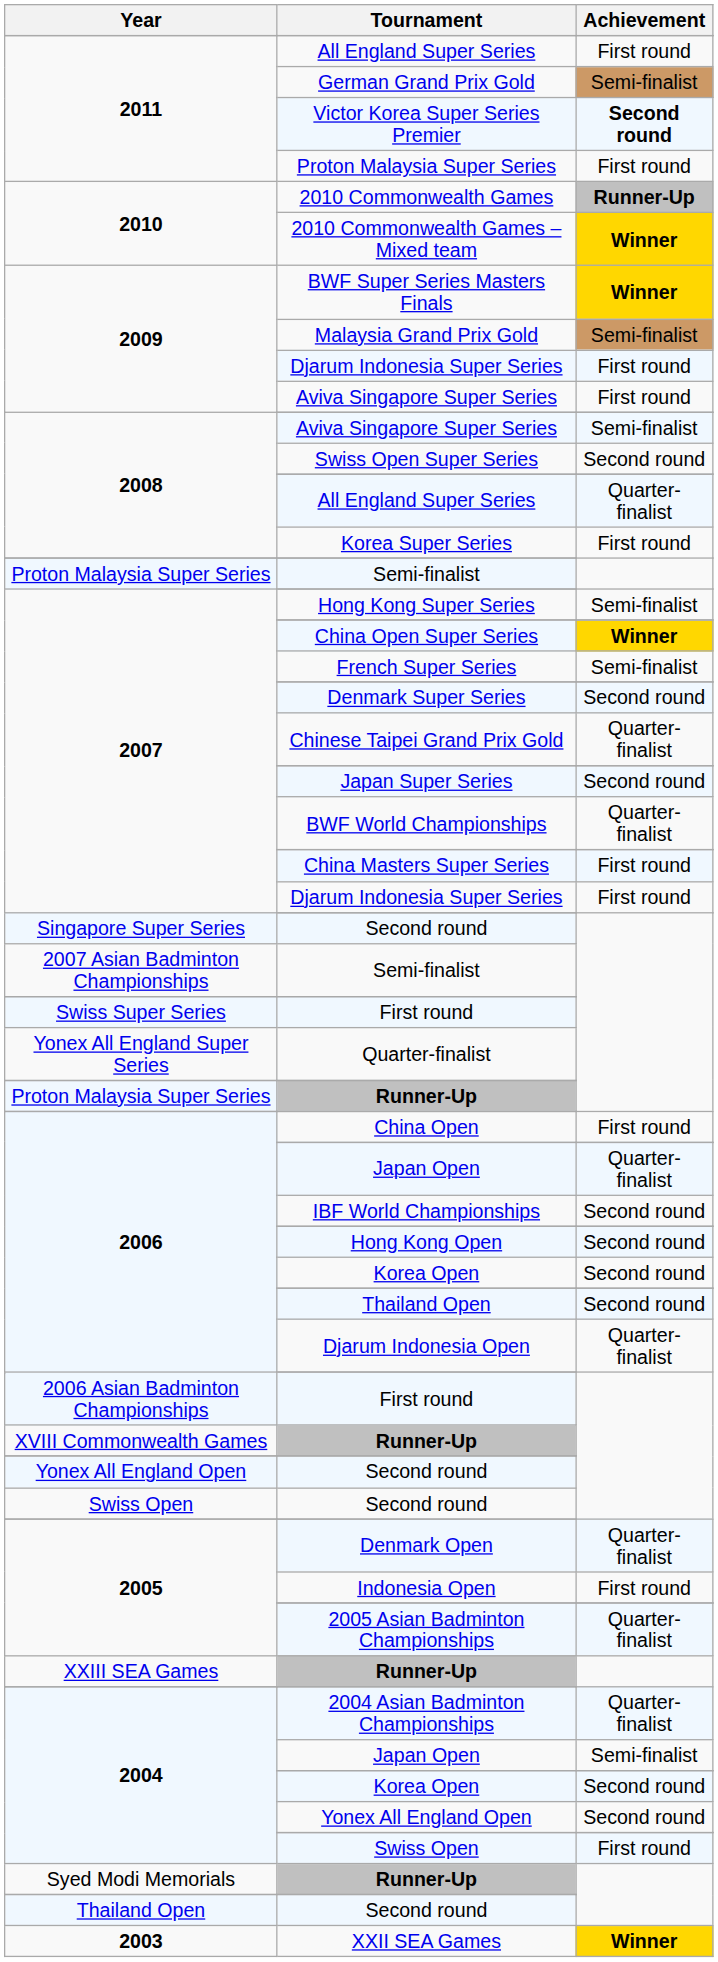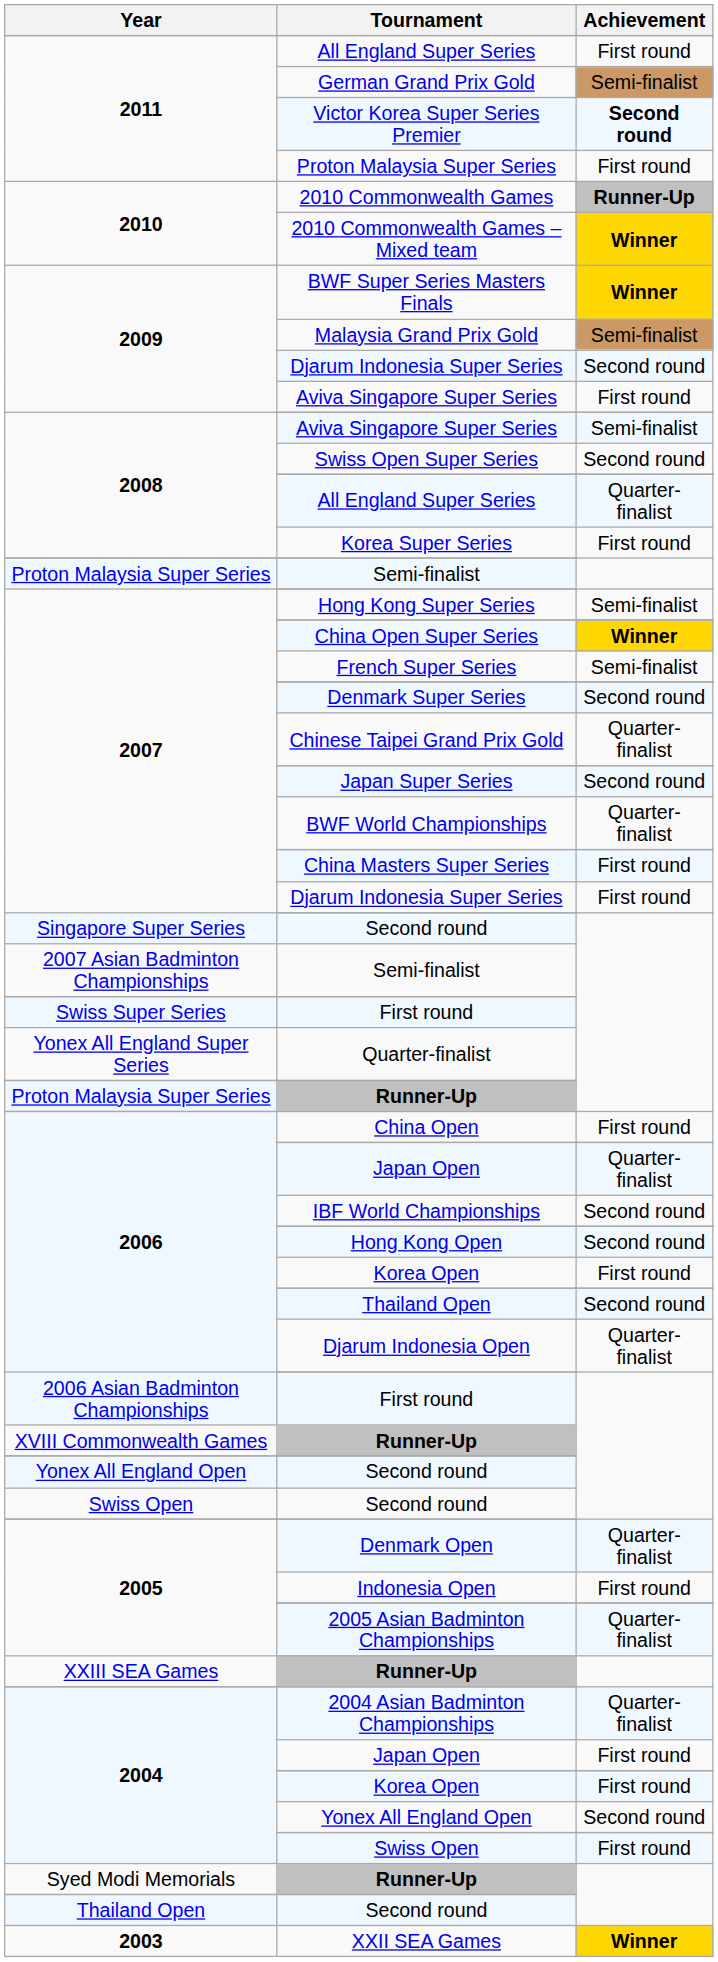(644, 366) First round -> (644, 366) Second round
(644, 1273) Second round -> (644, 1273) First round
(644, 1755) Semi-finalist -> (644, 1755) First round
(644, 1786) Second round -> (644, 1786) First round
